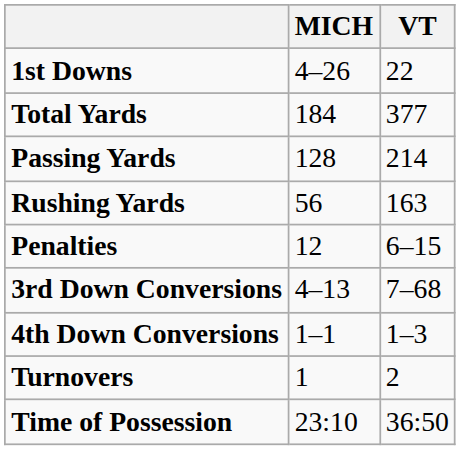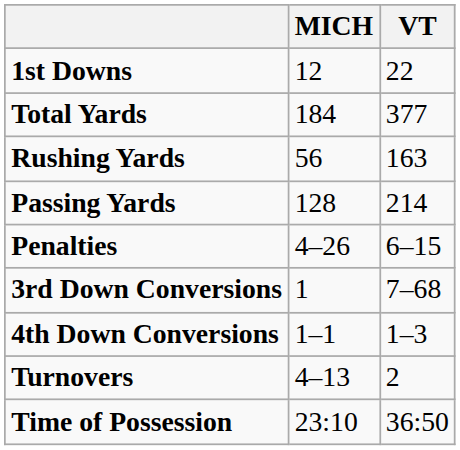(322, 70) 4–26 -> (309, 70) 12
rows swapped: (93, 158) <-> (98, 202)
(309, 245) 12 -> (322, 245) 4–26
(322, 289) 4–13 -> (302, 289) 1
(302, 377) 1 -> (322, 377) 4–13
